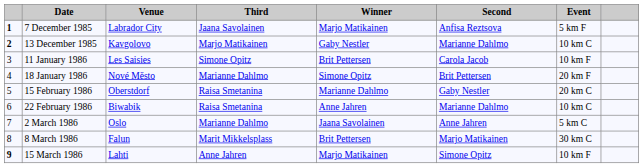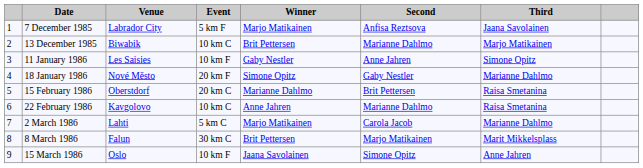columns swapped: (579, 12) <-> (256, 12)
(9, 28) bold -> (9, 28) normal
(9, 44) bold -> (9, 44) normal
(129, 44) Kavgolovo -> (124, 44) Biwabik
(344, 44) Gaby Nestler -> (269, 44) Brit Pettersen
(345, 59) Brit Pettersen -> (268, 59) Gaby Nestler
(464, 59) Carola Jacob -> (387, 59) Anne Jahren
(465, 75) Brit Pettersen -> (388, 75) Gaby Nestler
(464, 91) Gaby Nestler -> (389, 91) Brit Pettersen
(124, 107) Biwabik -> (129, 107) Kavgolovo
(117, 123) Oslo -> (118, 123) Lahti
(352, 123) Jaana Savolainen -> (277, 123) Marjo Matikainen
(463, 123) Anne Jahren -> (388, 123) Carola Jacob
(9, 154) bold -> (9, 154) normal
(118, 154) Lahti -> (117, 154) Oslo
(353, 154) Marjo Matikainen -> (276, 154) Jaana Savolainen
